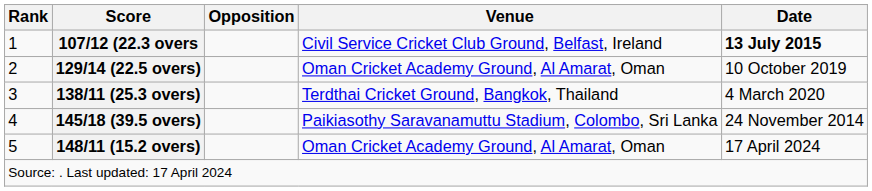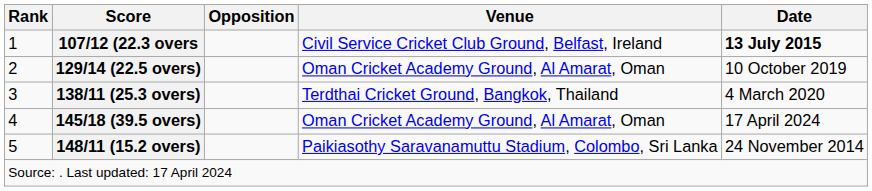(510, 120) Paikiasothy Saravanamuttu Stadium, Colombo, Sri Lanka -> (483, 120) Oman Cricket Academy Ground, Al Amarat, Oman
(794, 120) 24 November 2014 -> (773, 120) 17 April 2024
(483, 146) Oman Cricket Academy Ground, Al Amarat, Oman -> (510, 146) Paikiasothy Saravanamuttu Stadium, Colombo, Sri Lanka
(773, 146) 17 April 2024 -> (794, 146) 24 November 2014
